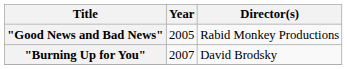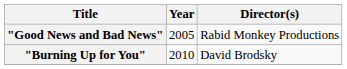(182, 54) 2007 -> (182, 54) 2010
